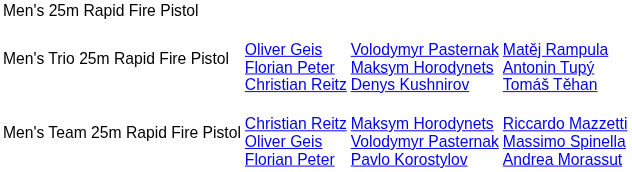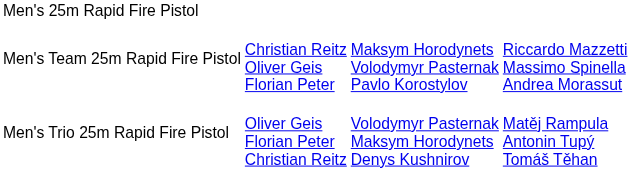rows swapped: (122, 133) <-> (116, 58)
